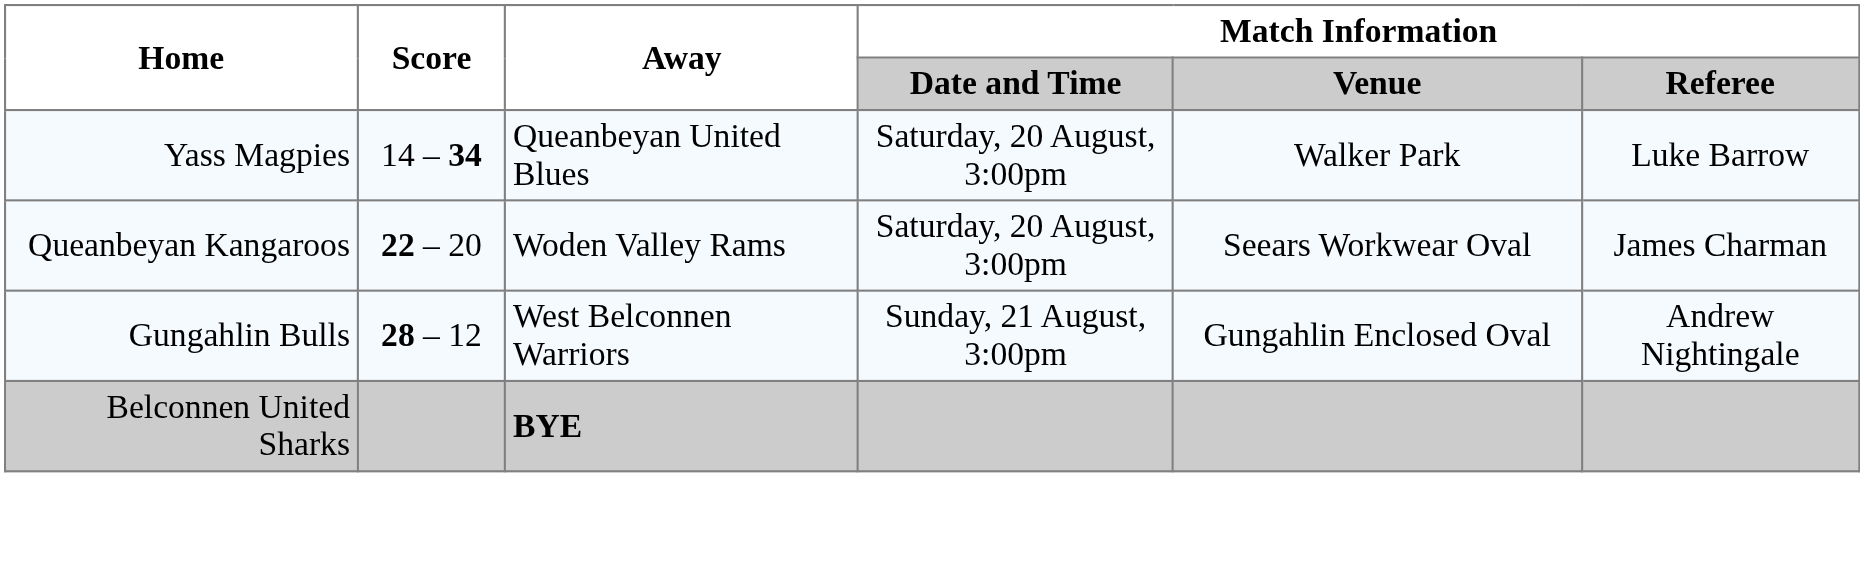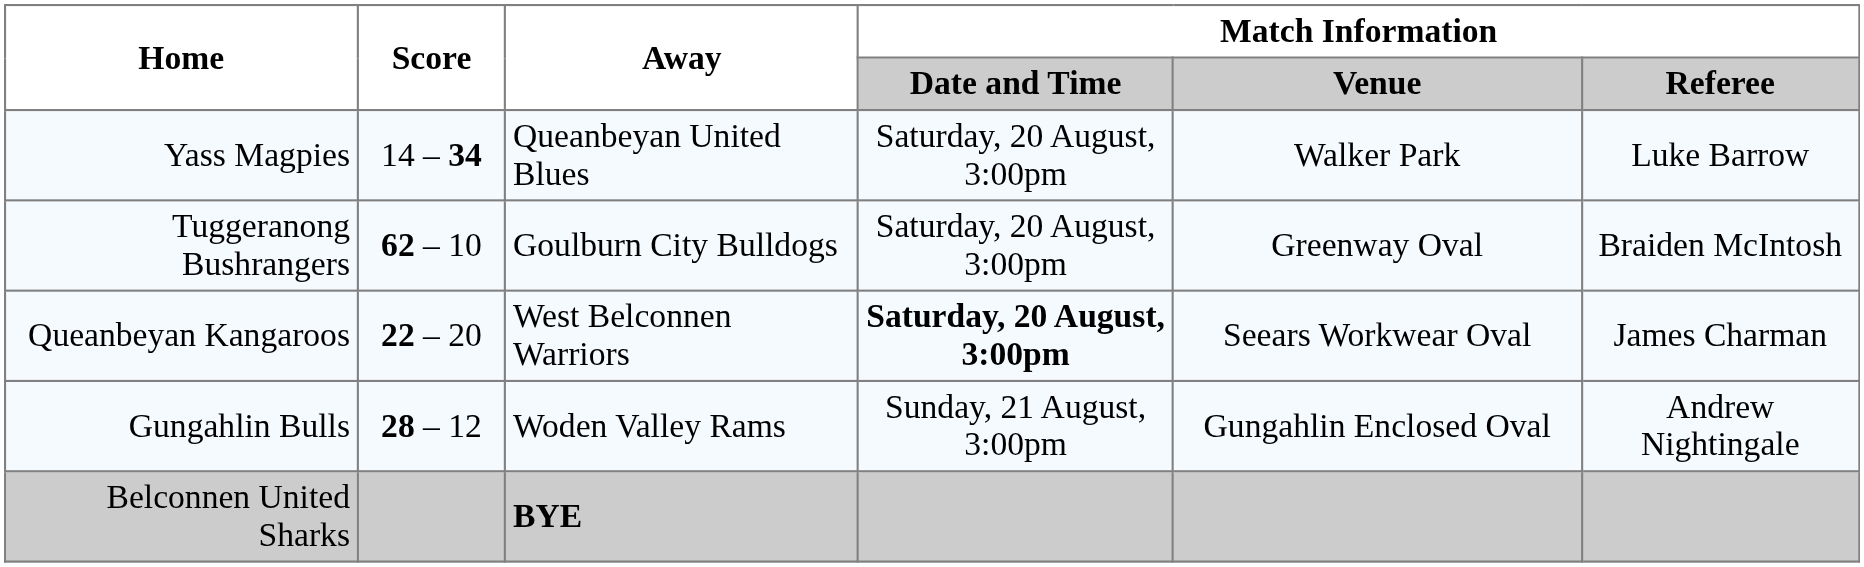+ row: (261, 244)
(649, 244) Woden Valley Rams -> (622, 335) West Belconnen Warriors
(1016, 244) normal -> (1016, 335) bold
(622, 335) West Belconnen Warriors -> (649, 425) Woden Valley Rams
